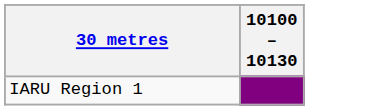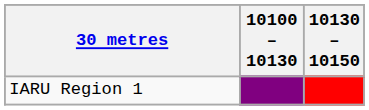+ column: (334, 40)
